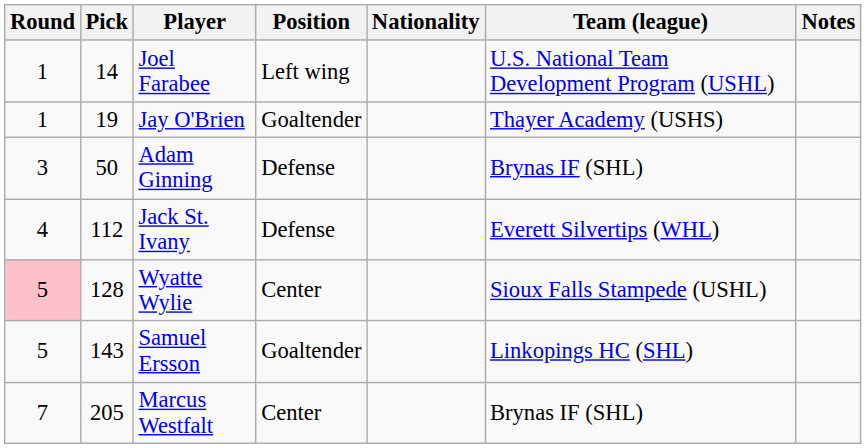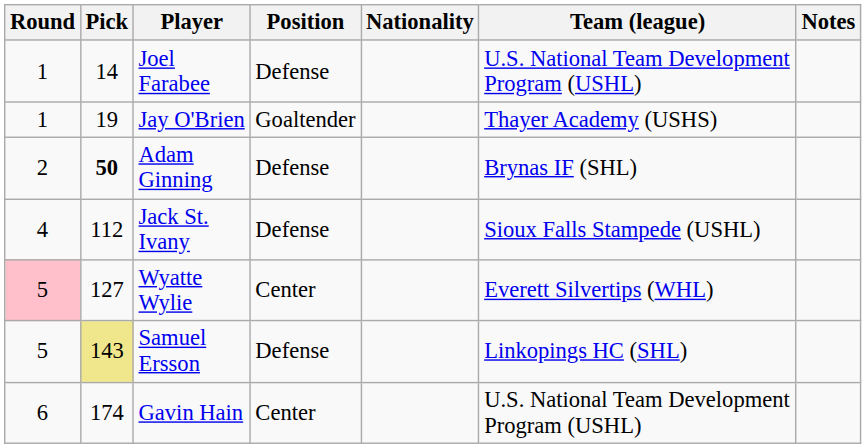(305, 70) Left wing -> (292, 70) Defense
(43, 167) 3 -> (43, 167) 2
(107, 167) normal -> (107, 167) bold
(605, 228) Everett Silvertips (WHL) -> (622, 228) Sioux Falls Stampede (USHL)
(107, 290) 128 -> (107, 290) 127
(628, 290) Sioux Falls Stampede (USHL) -> (599, 290) Everett Silvertips (WHL)
(107, 351) no background -> (107, 351) khaki background
(311, 351) Goaltender -> (292, 351) Defense
+ row: (191, 412)
- row: (176, 412)
